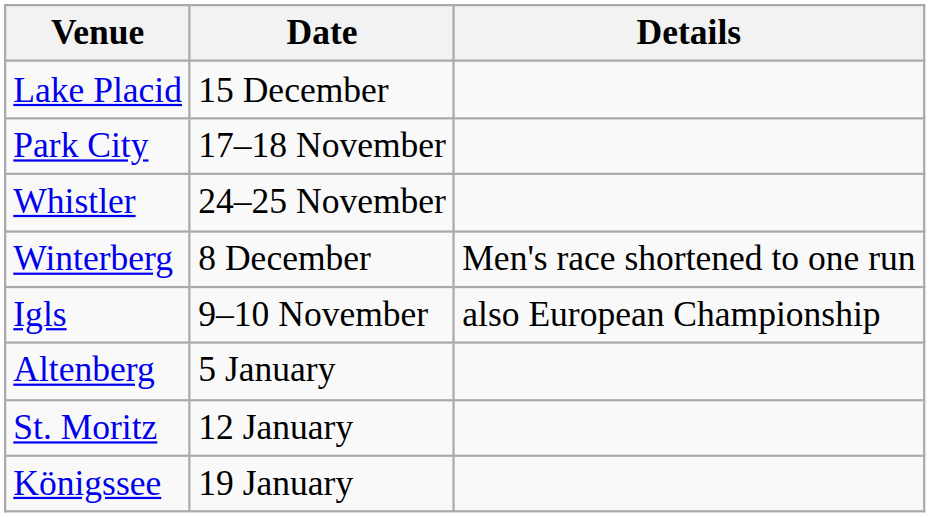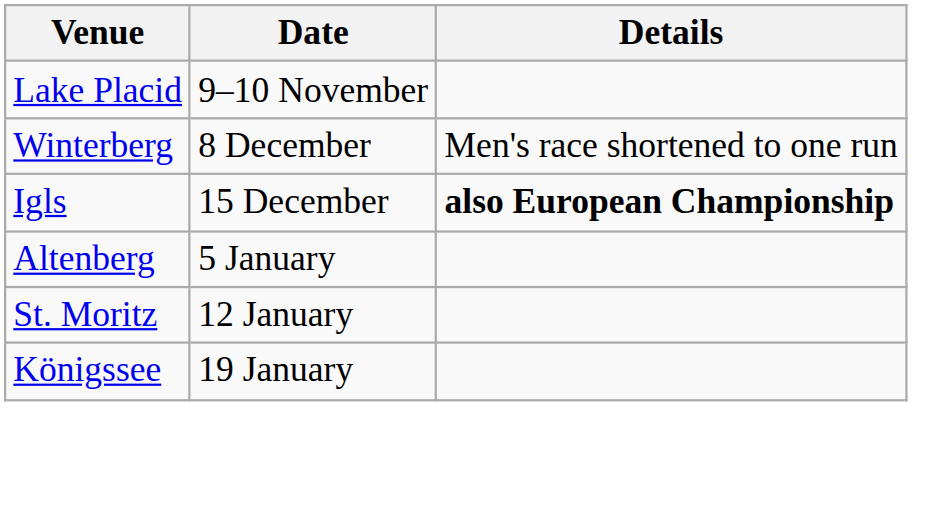(293, 88) 15 December -> (313, 88) 9–10 November
- row: (81, 145)
- row: (74, 201)
(313, 314) 9–10 November -> (293, 201) 15 December
(671, 314) normal -> (669, 201) bold
